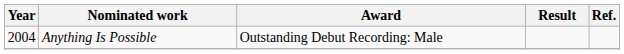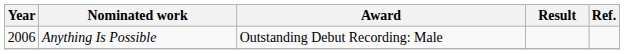(22, 37) 2004 -> (22, 37) 2006
